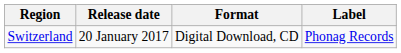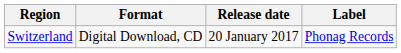columns swapped: (124, 15) <-> (237, 15)
